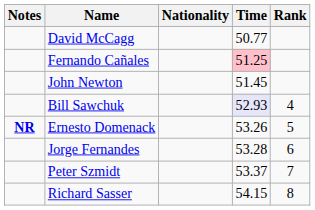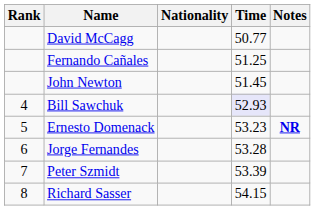columns swapped: (290, 15) <-> (25, 15)
(251, 60) pink background -> (251, 60) no background
(251, 127) 53.26 -> (251, 127) 53.23
(251, 171) 53.37 -> (251, 171) 53.39
